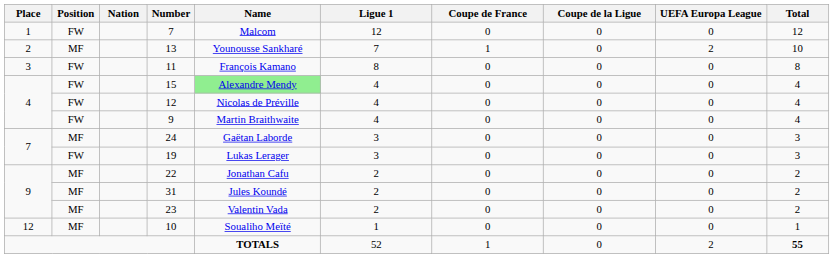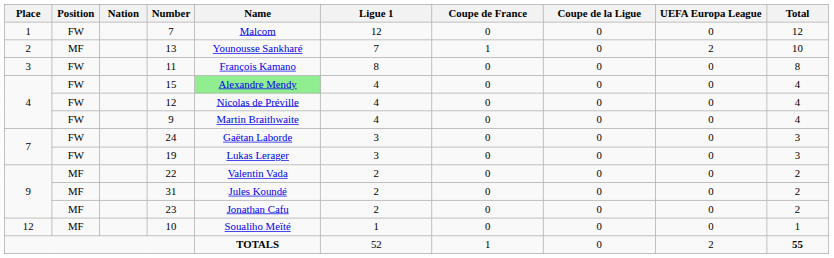(76, 138) MF -> (76, 138) FW
(258, 173) Jonathan Cafu -> (258, 173) Valentin Vada
(258, 209) Valentin Vada -> (258, 209) Jonathan Cafu
